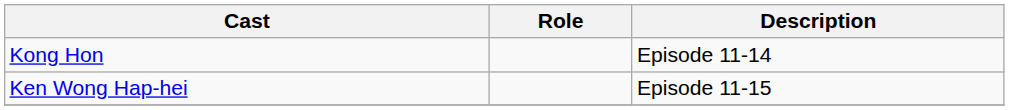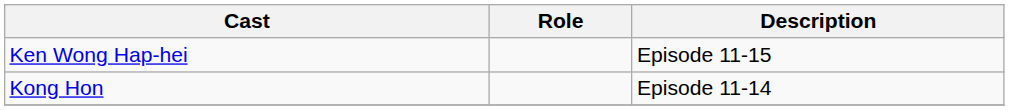rows swapped: (57, 54) <-> (99, 88)
